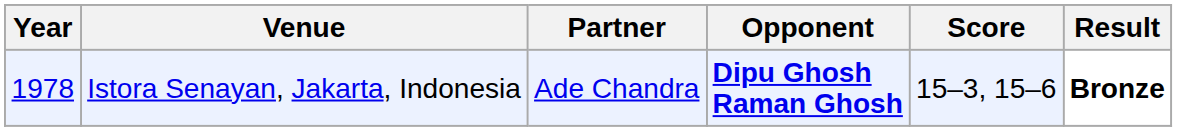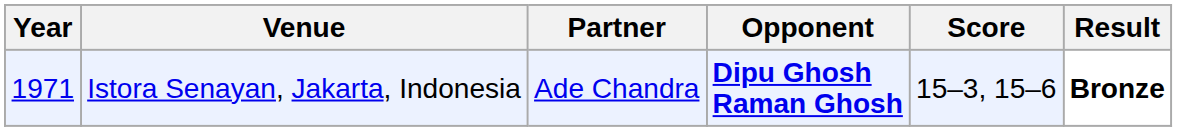(43, 88) 1978 -> (43, 88) 1971
